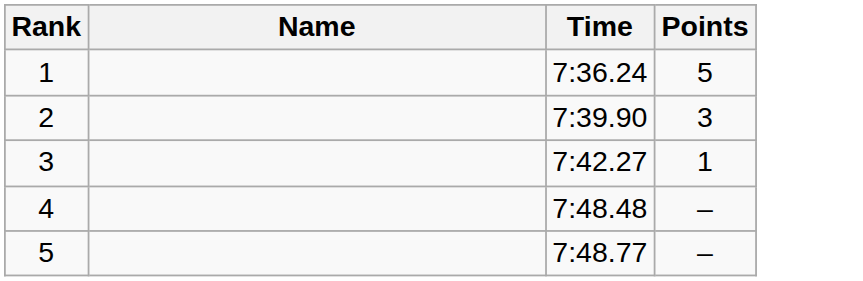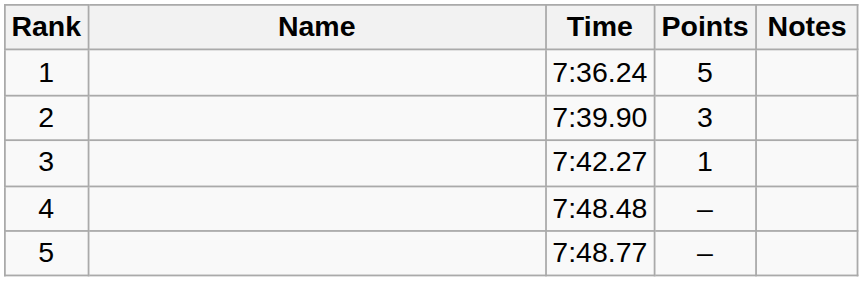+ column: (807, 27)
